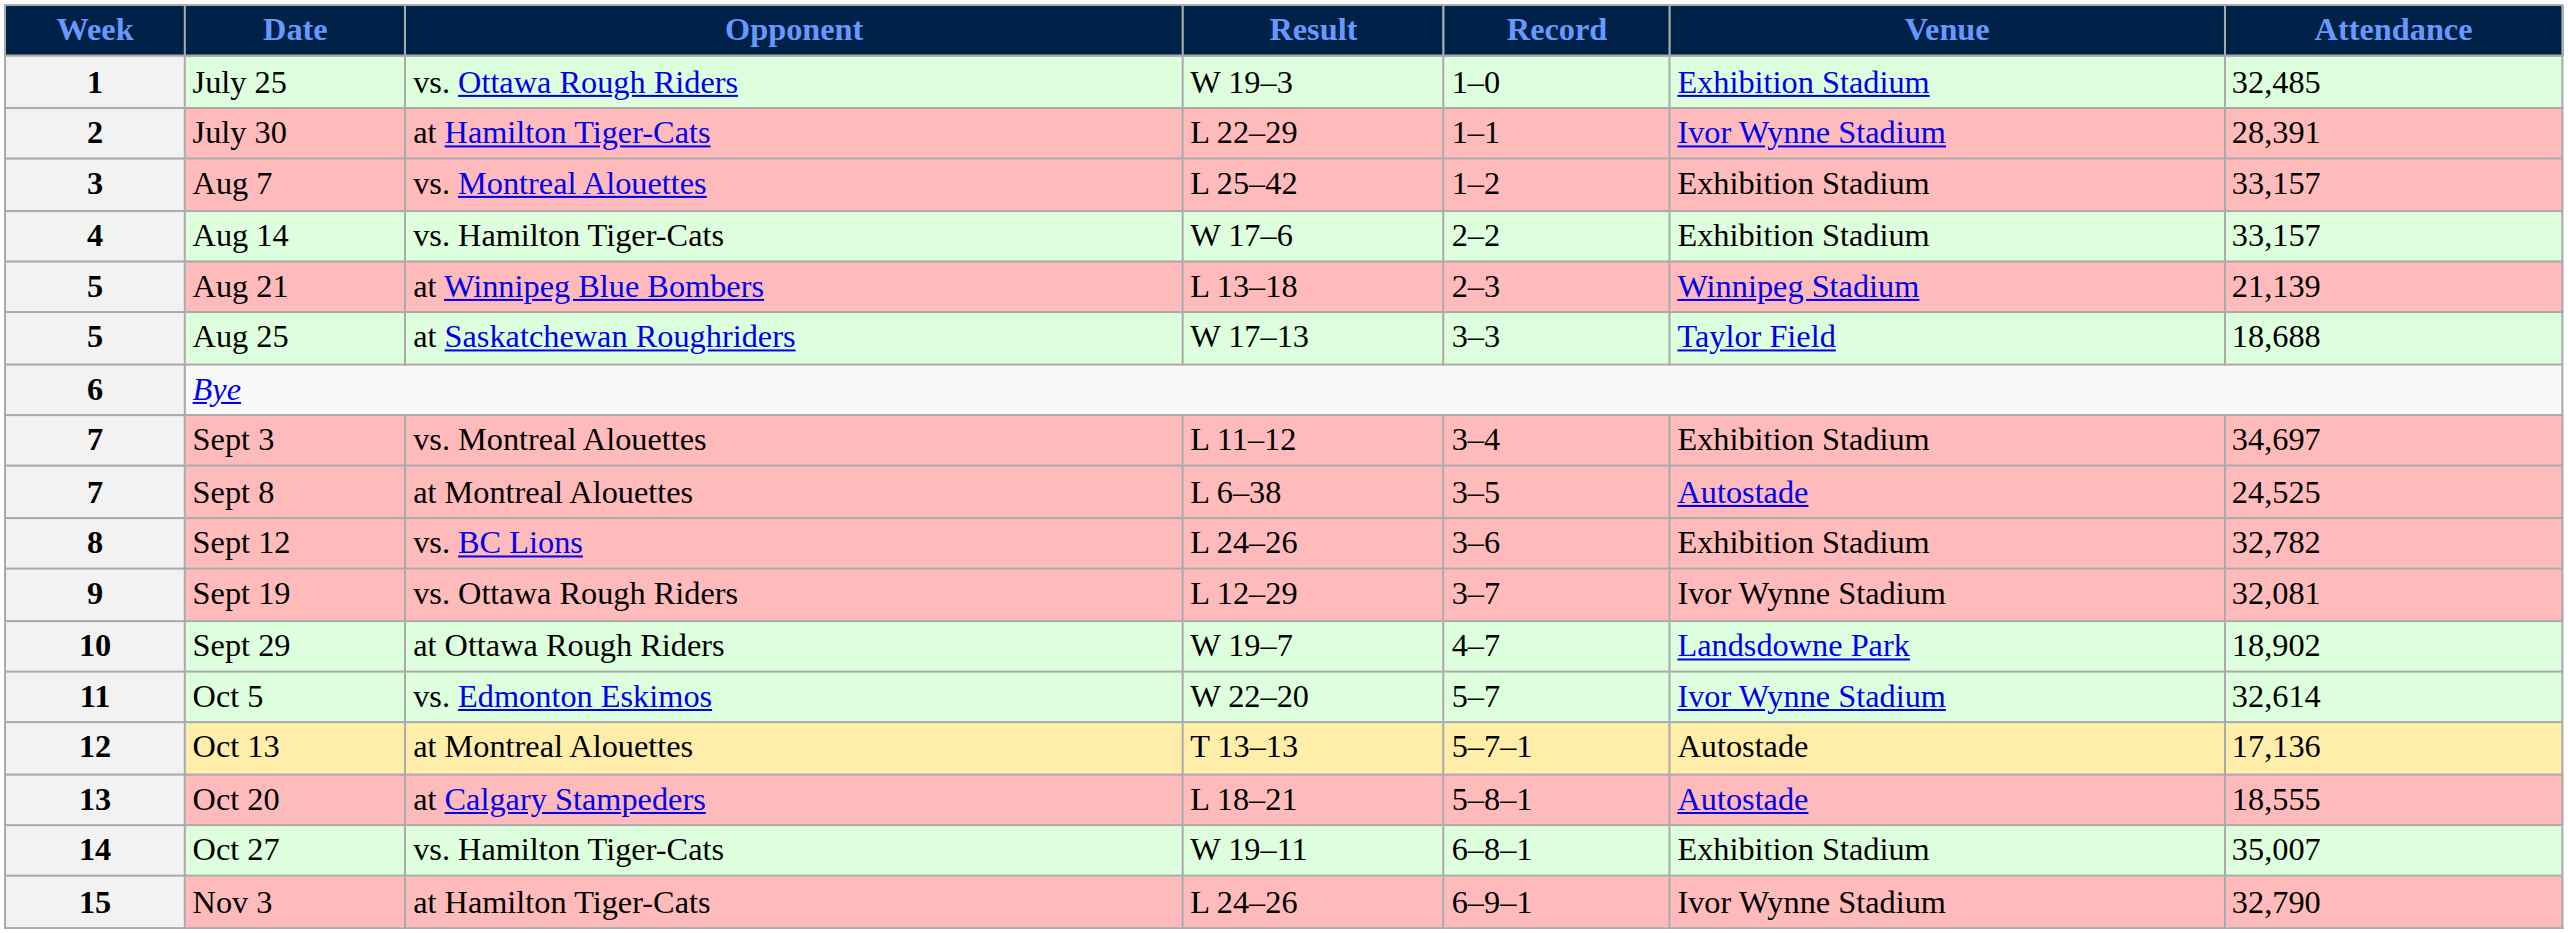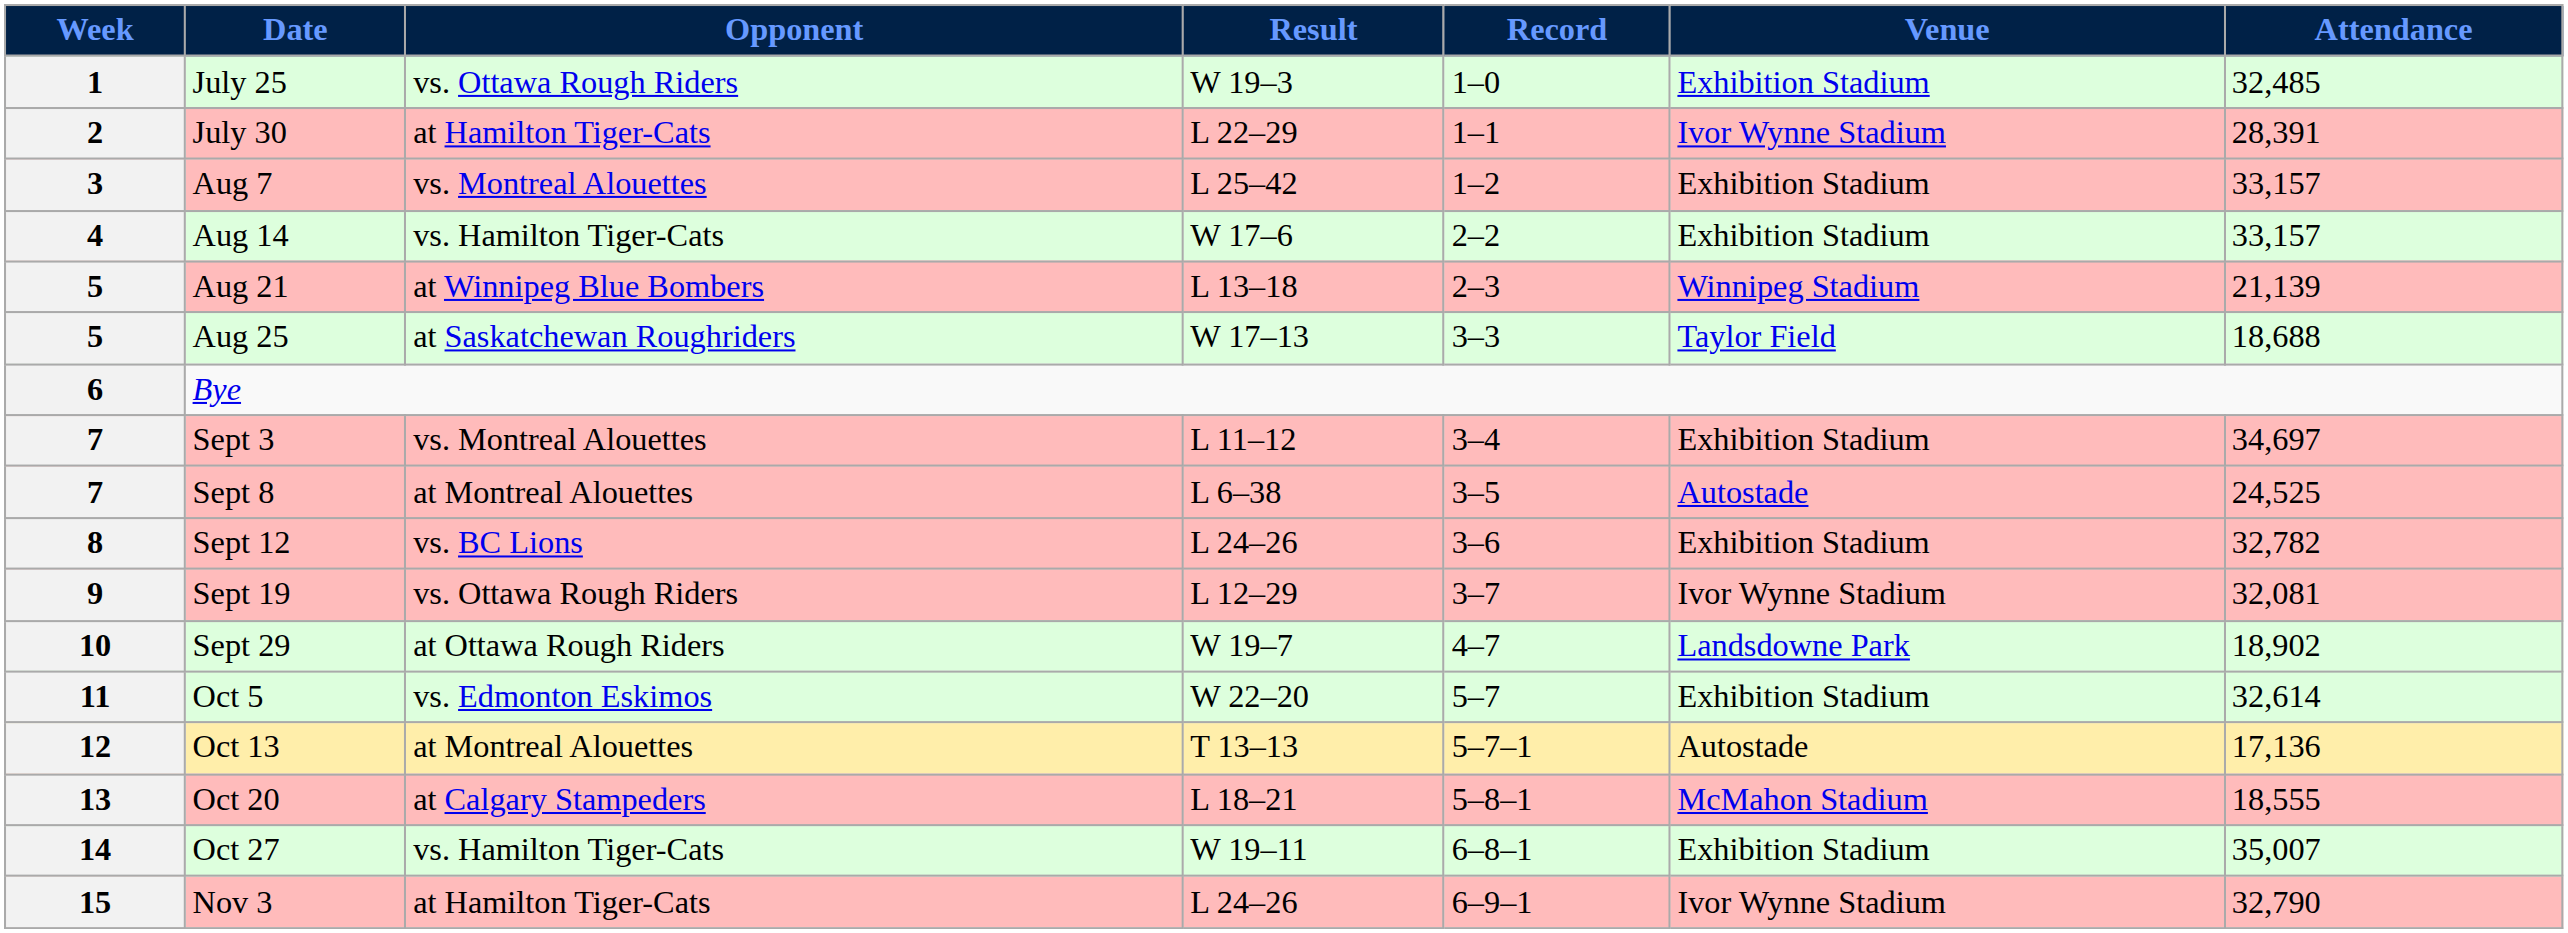(1812, 696) Ivor Wynne Stadium -> (1804, 696) Exhibition Stadium
(1743, 798) Autostade -> (1803, 798) McMahon Stadium
